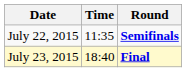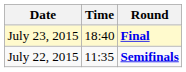rows swapped: (43, 35) <-> (43, 56)
